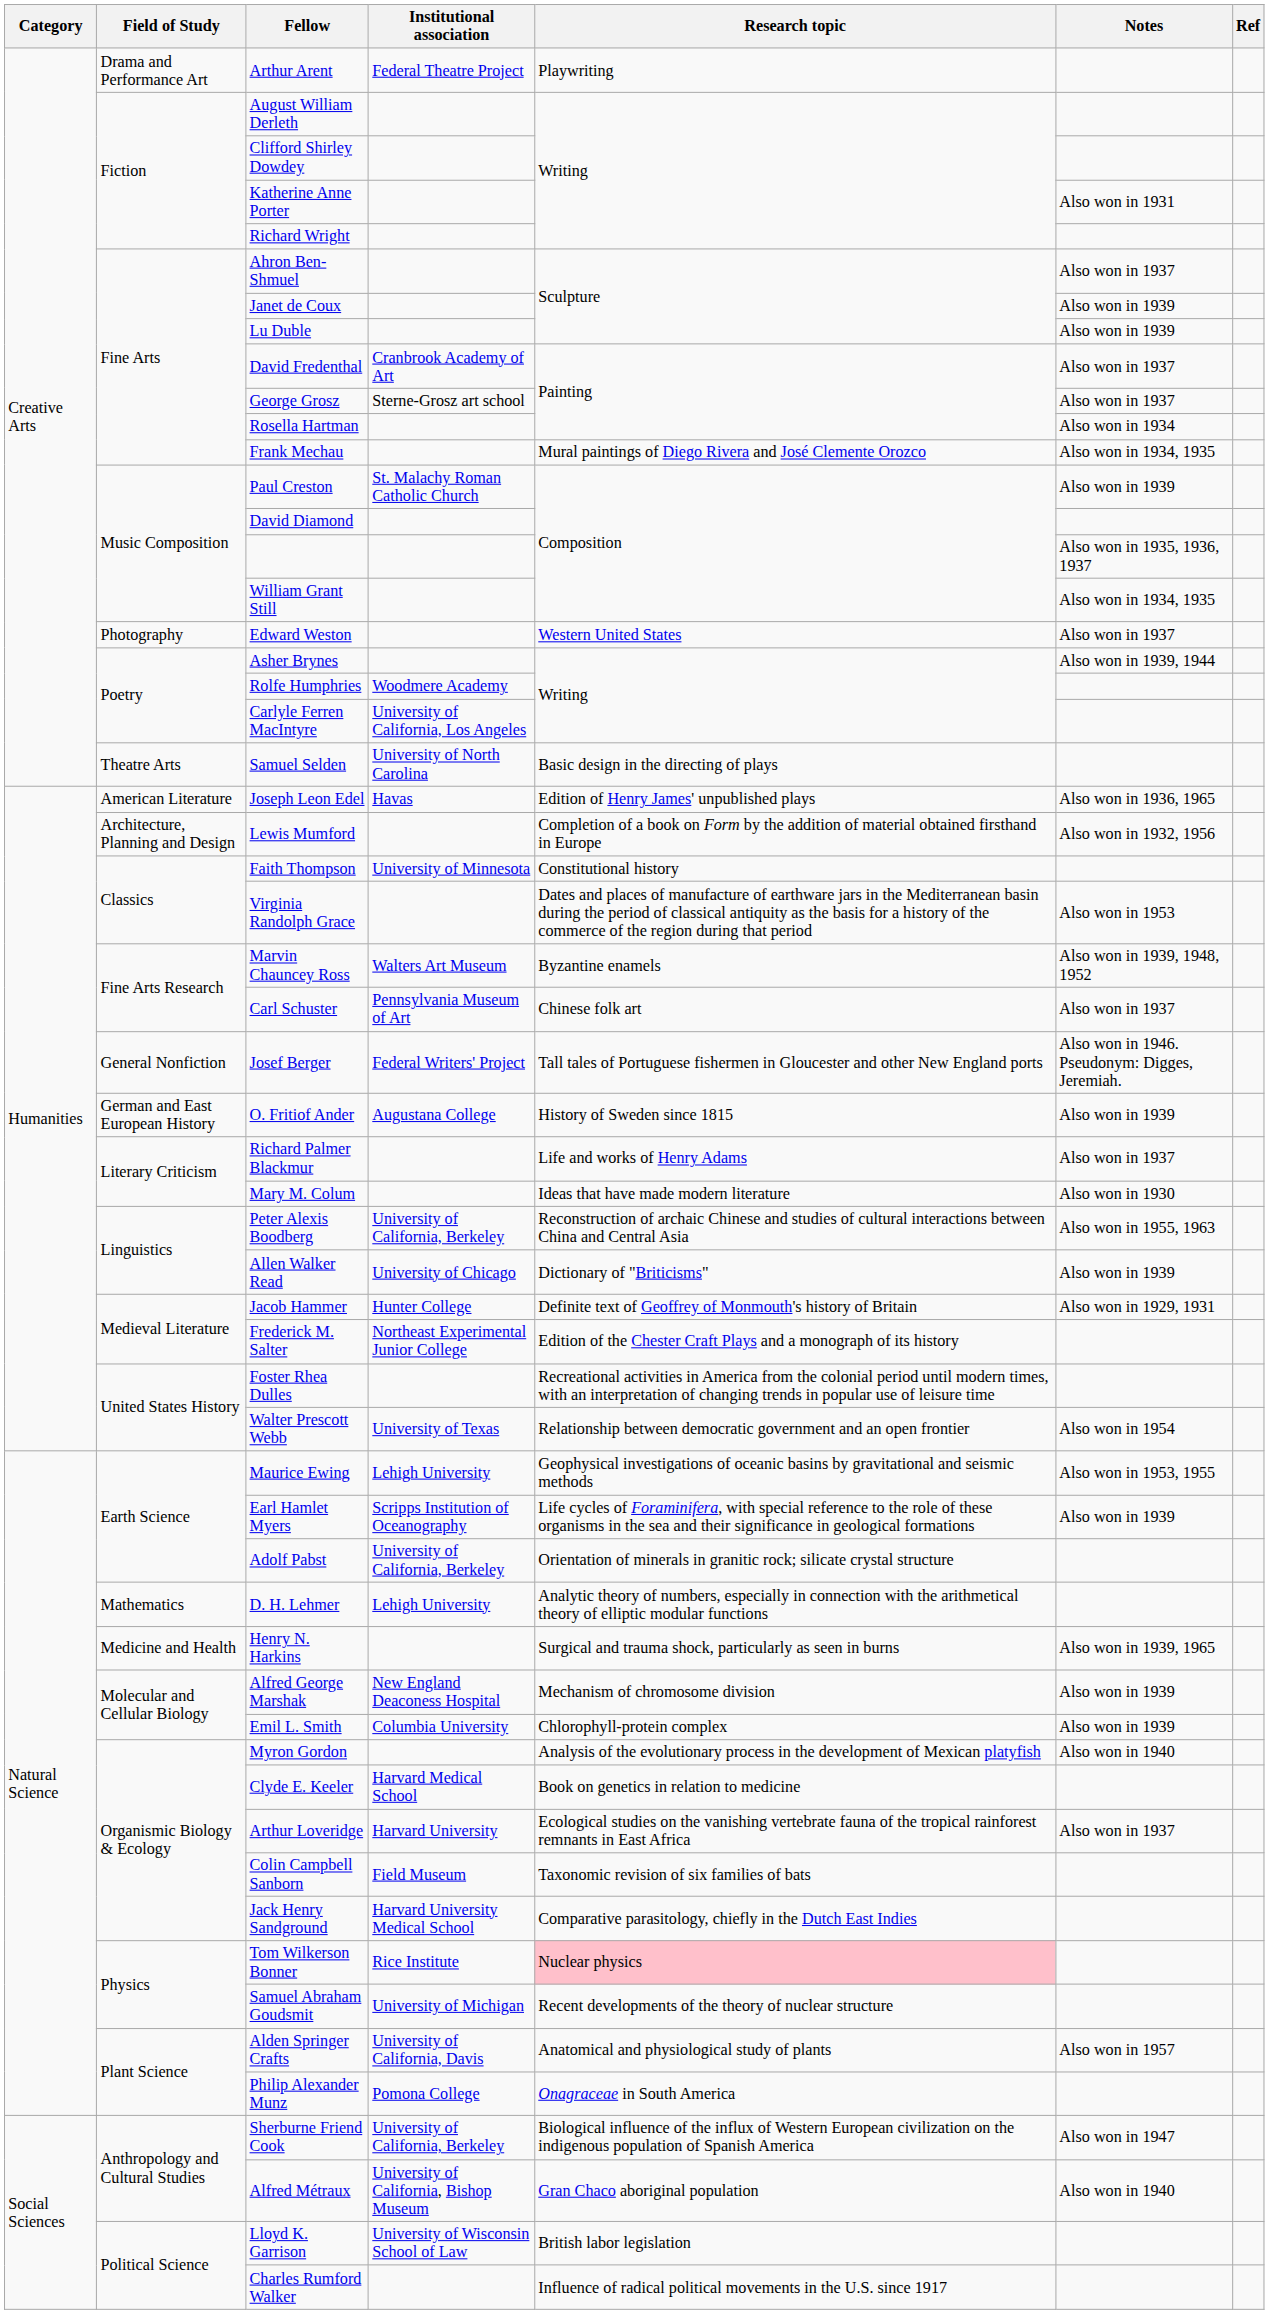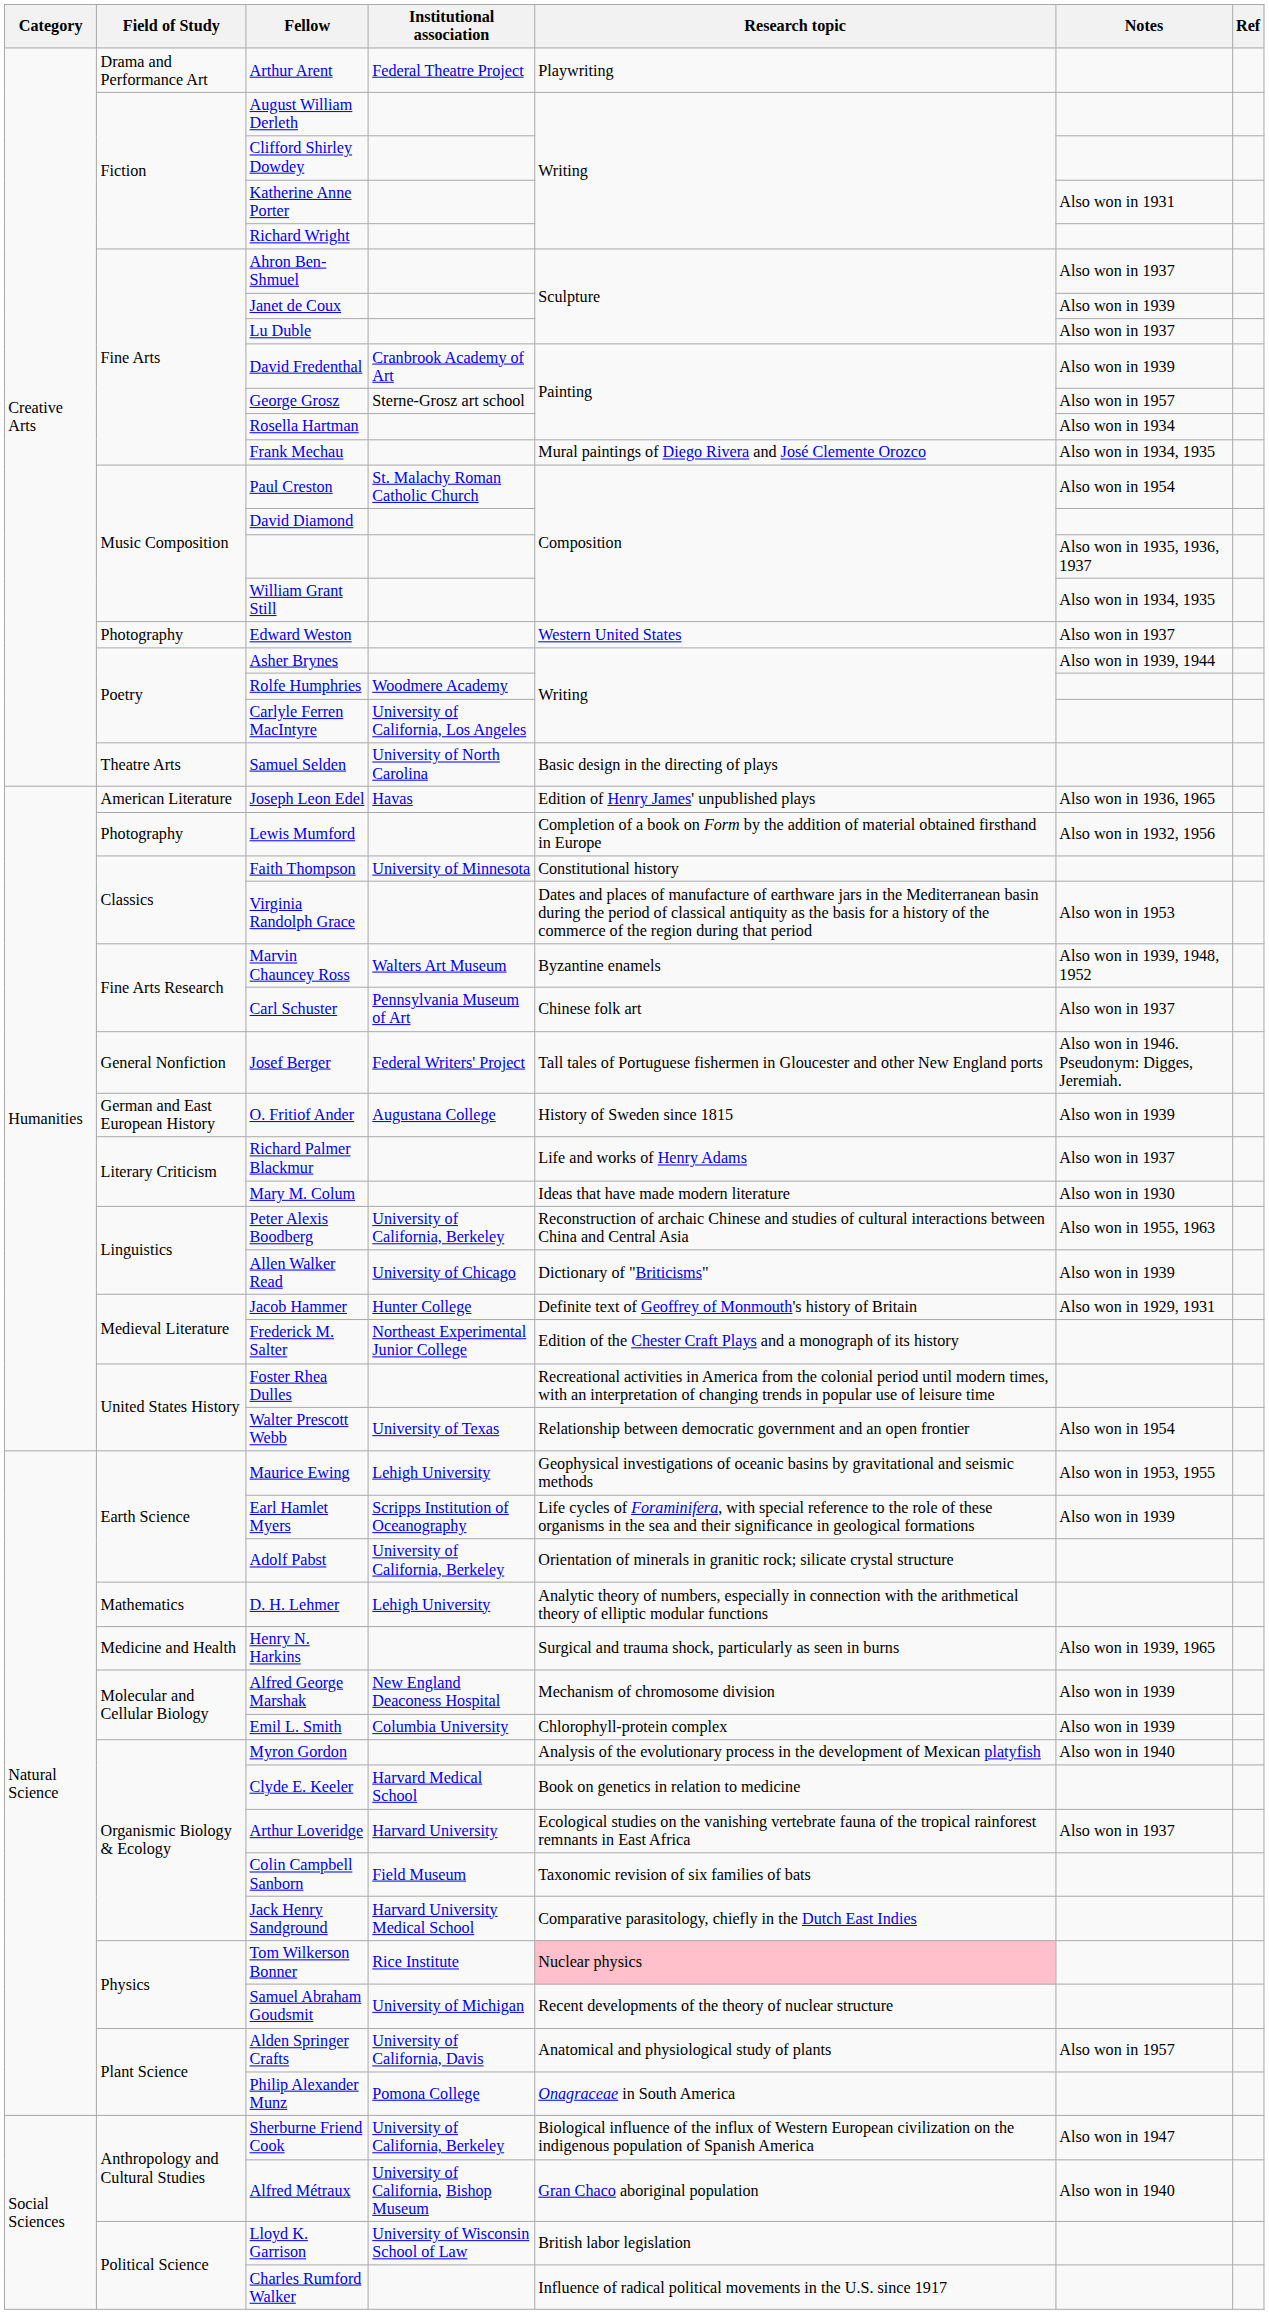(1117, 331) Also won in 1939 -> (1117, 331) Also won in 1937
(1117, 366) Also won in 1937 -> (1117, 366) Also won in 1939
(1117, 400) Also won in 1937 -> (1117, 400) Also won in 1957
(1117, 486) Also won in 1939 -> (1117, 486) Also won in 1954
(168, 834) Architecture, Planning and Design -> (142, 834) Photography
